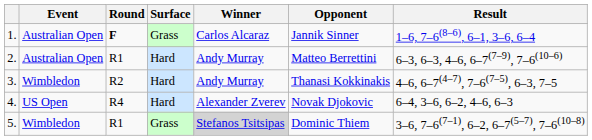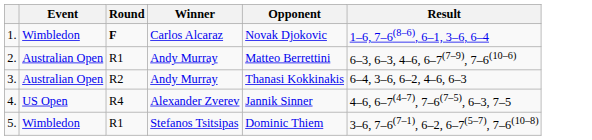- column: (170, 14)
(63, 35) Australian Open -> (51, 35) Wimbledon
(325, 35) Jannik Sinner -> (286, 35) Novak Djokovic
(51, 81) Wimbledon -> (63, 79) Australian Open
(477, 81) 4–6, 6–7(4–7), 7–6(7–5), 6–3, 7–5 -> (408, 79) 6–4, 3–6, 6–2, 4–6, 6–3
(332, 102) Novak Djokovic -> (279, 100) Jannik Sinner
(454, 102) 6–4, 3–6, 6–2, 4–6, 6–3 -> (430, 100) 4–6, 6–7(4–7), 7–6(7–5), 6–3, 7–5
(240, 123) lightgrey background -> (194, 123) no background
